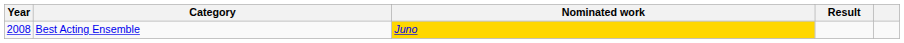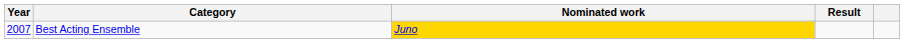(19, 30) 2008 -> (19, 30) 2007
